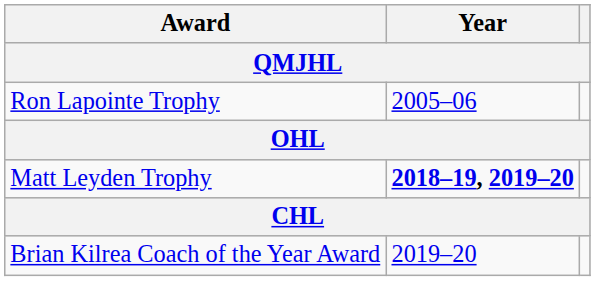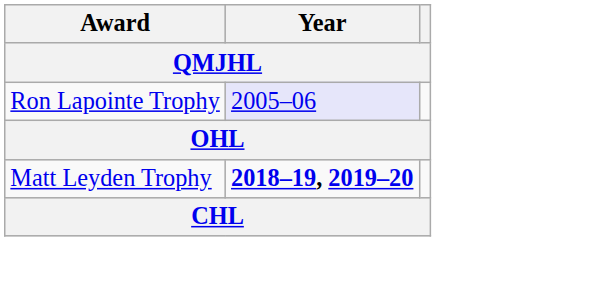(434, 100) no background -> (274, 100) lavender background
- row: (195, 255)
